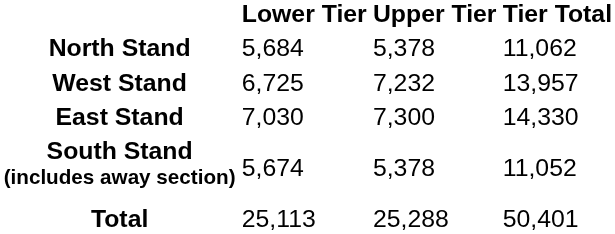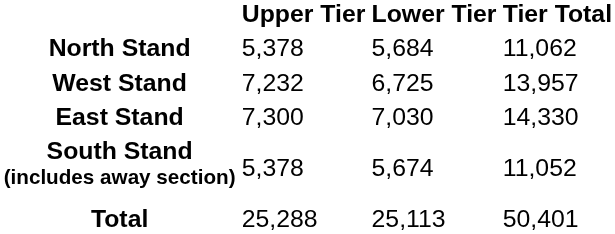columns swapped: (304, 14) <-> (435, 14)
